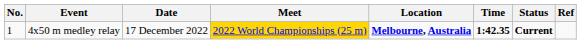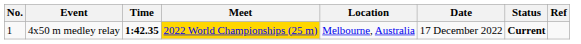columns swapped: (493, 13) <-> (166, 13)
(421, 30) bold -> (369, 30) normal
